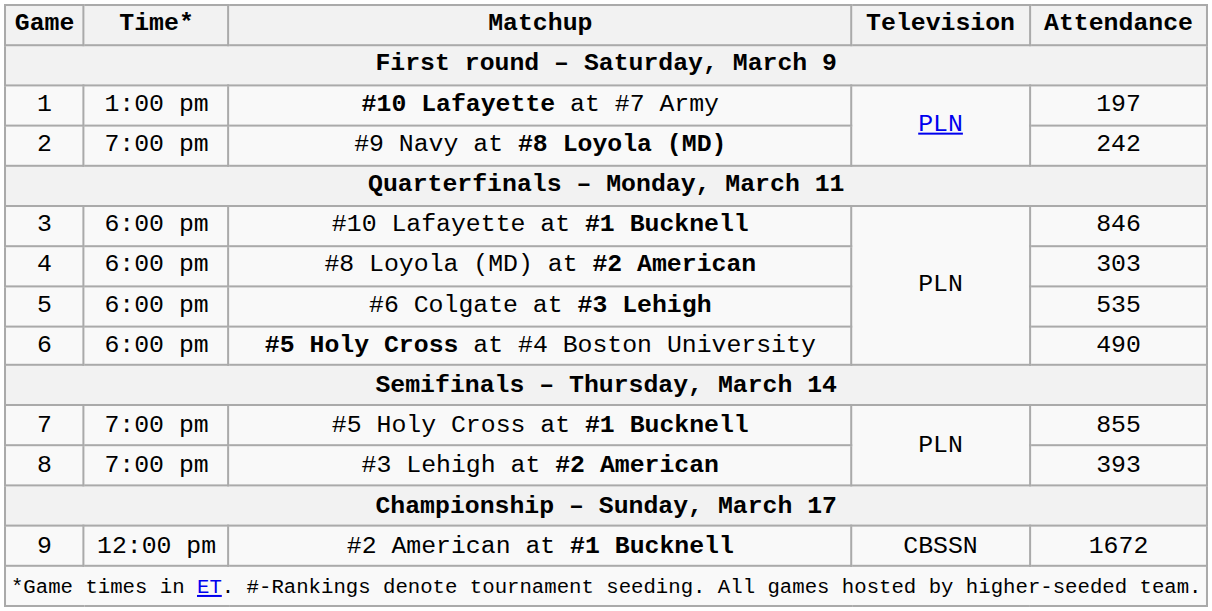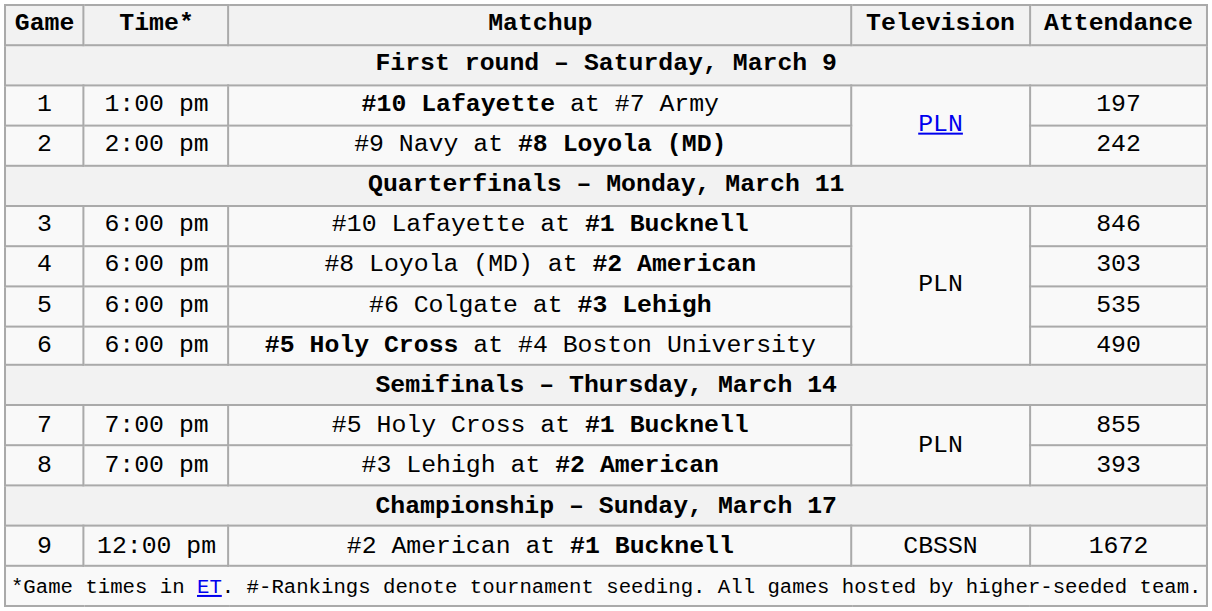(157, 146) 7:00 pm -> (157, 146) 2:00 pm
